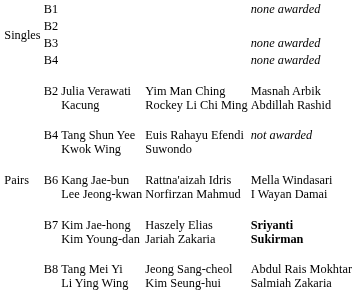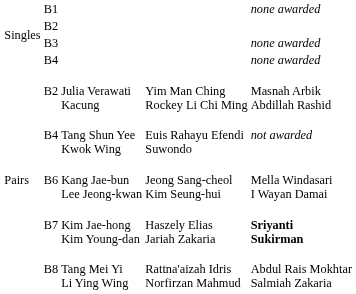(193, 187) Rattna'aizah Idris Norfirzan Mahmud -> (189, 187) Jeong Sang-cheol Kim Seung-hui
(189, 276) Jeong Sang-cheol Kim Seung-hui -> (193, 276) Rattna'aizah Idris Norfirzan Mahmud
